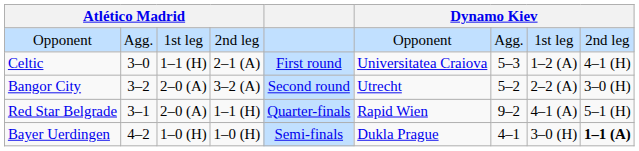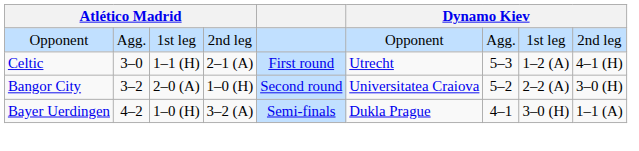(422, 63) Universitatea Craiova -> (372, 63) Utrecht
(237, 87) 3–2 (A) -> (230, 87) 1–0 (H)
(380, 87) Utrecht -> (414, 87) Universitatea Craiova
- row: (62, 110)
(237, 134) 1–0 (H) -> (230, 110) 3–2 (A)
(607, 134) bold -> (599, 110) normal
